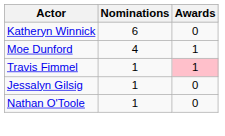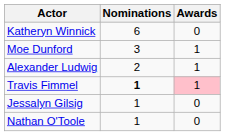(135, 49) 4 -> (137, 49) 3
+ row: (52, 67)
(135, 67) normal -> (137, 85) bold
